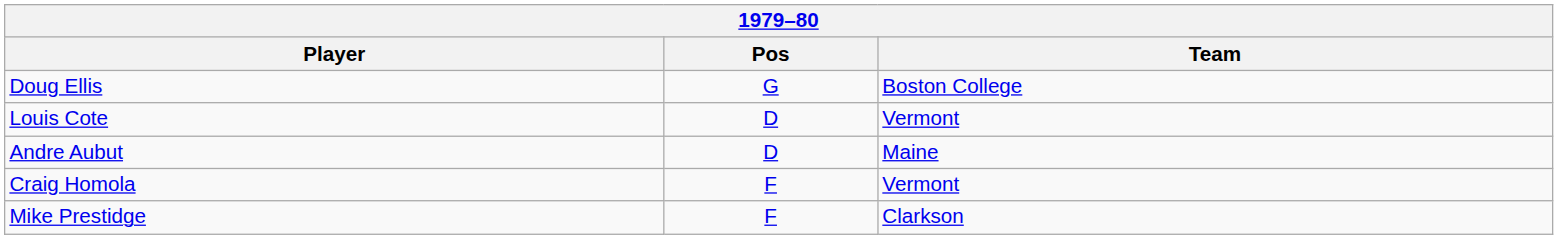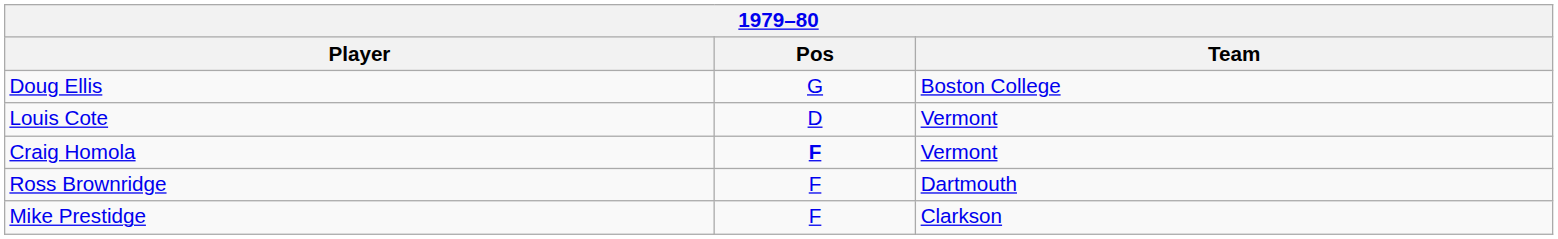- row: (66, 151)
(771, 184) normal -> (815, 151) bold
+ row: (88, 184)
